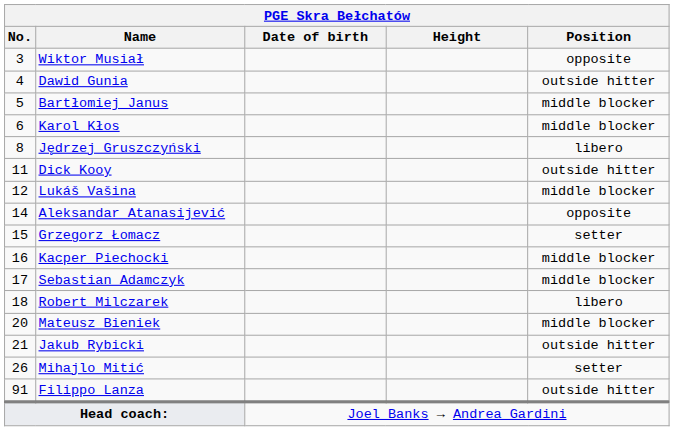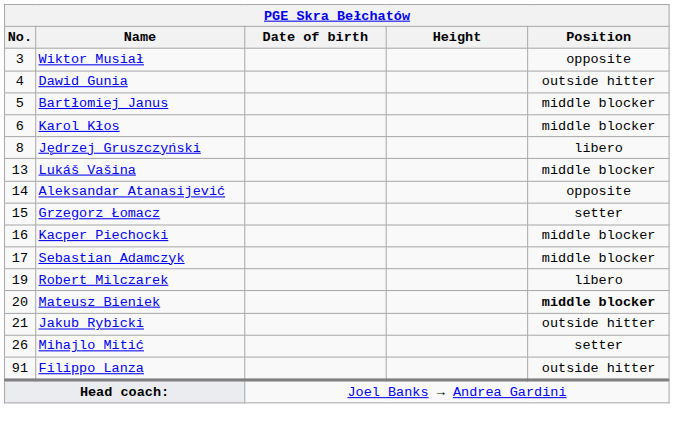- row: (75, 170)
(20, 192) 12 -> (20, 170) 13
(20, 302) 18 -> (20, 280) 19
(599, 324) normal -> (599, 302) bold
